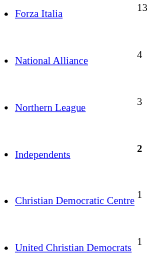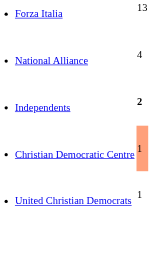- row: (62, 107)
(142, 195) no background -> (142, 148) lightsalmon background
